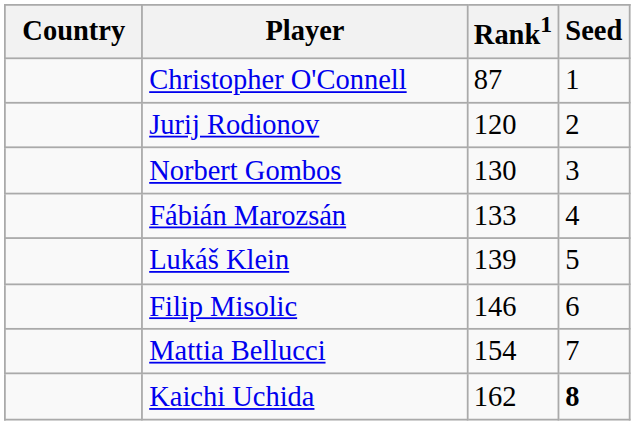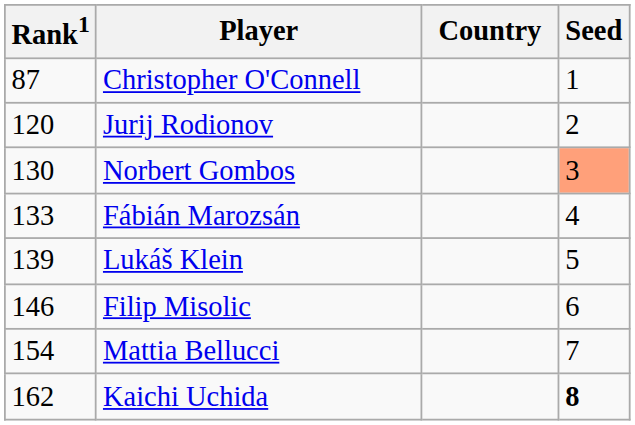columns swapped: (74, 30) <-> (513, 30)
(572, 170) no background -> (572, 170) lightsalmon background
